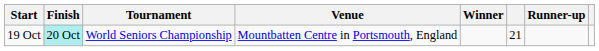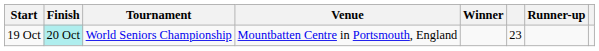(515, 35) 21 -> (515, 35) 23
